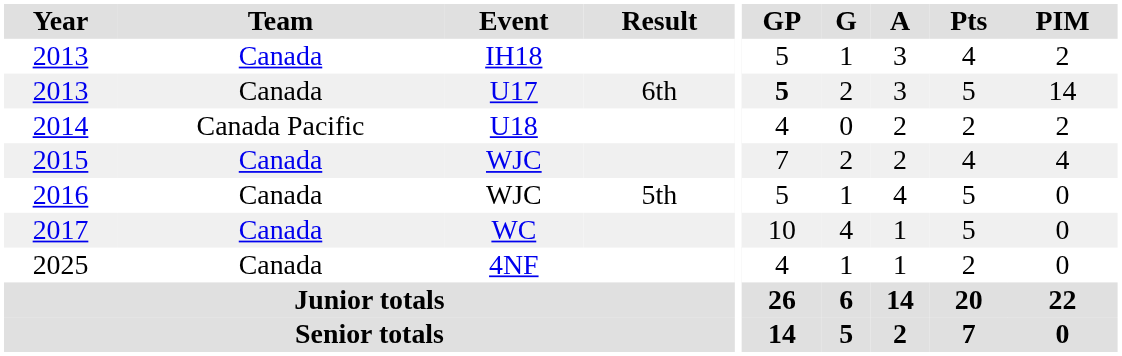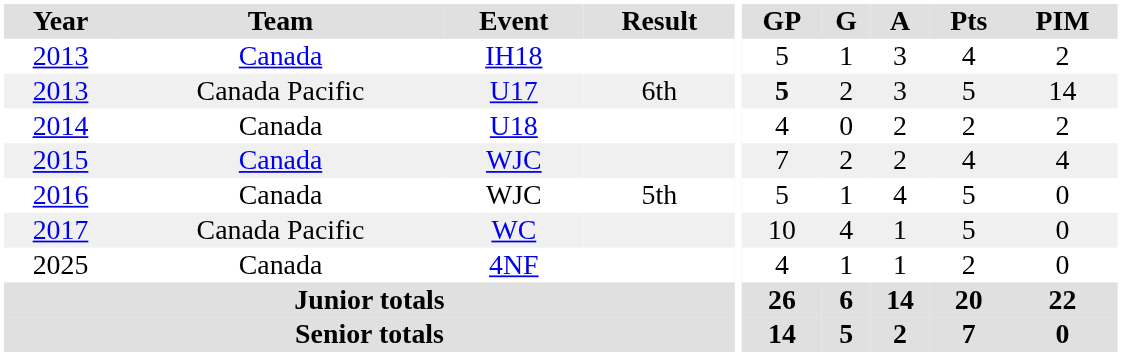(281, 90) Canada -> (280, 90) Canada Pacific
(280, 125) Canada Pacific -> (281, 125) Canada
(281, 229) Canada -> (280, 229) Canada Pacific
